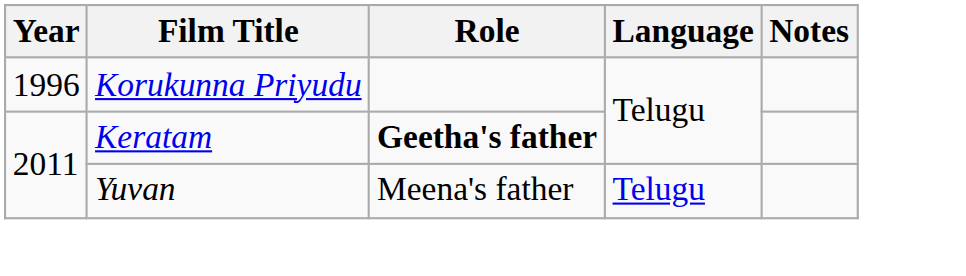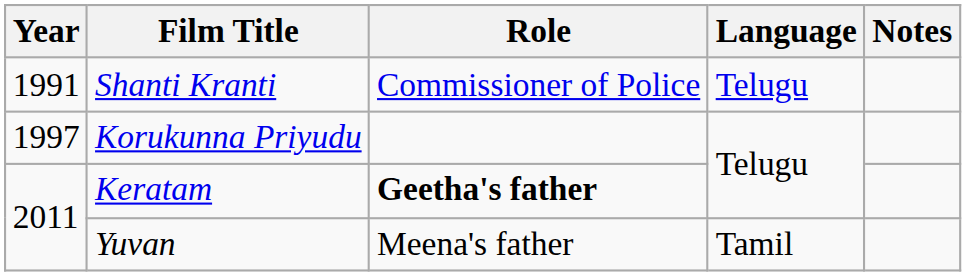+ row: (186, 84)
(46, 84) 1996 -> (46, 137) 1997
(659, 190) Telugu -> (754, 243) Tamil
